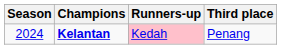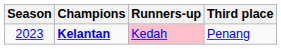(29, 34) 2024 -> (29, 34) 2023
